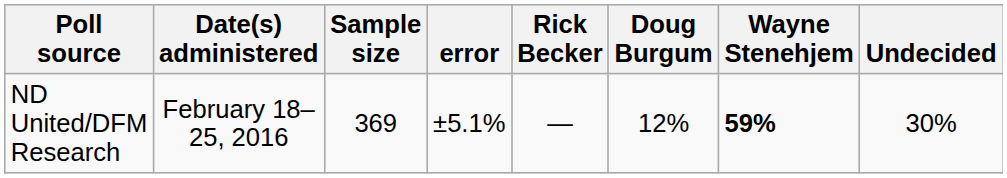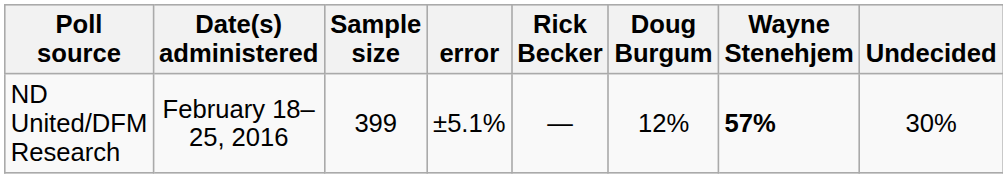(376, 123) 369 -> (376, 123) 399
(750, 123) 59% -> (750, 123) 57%
